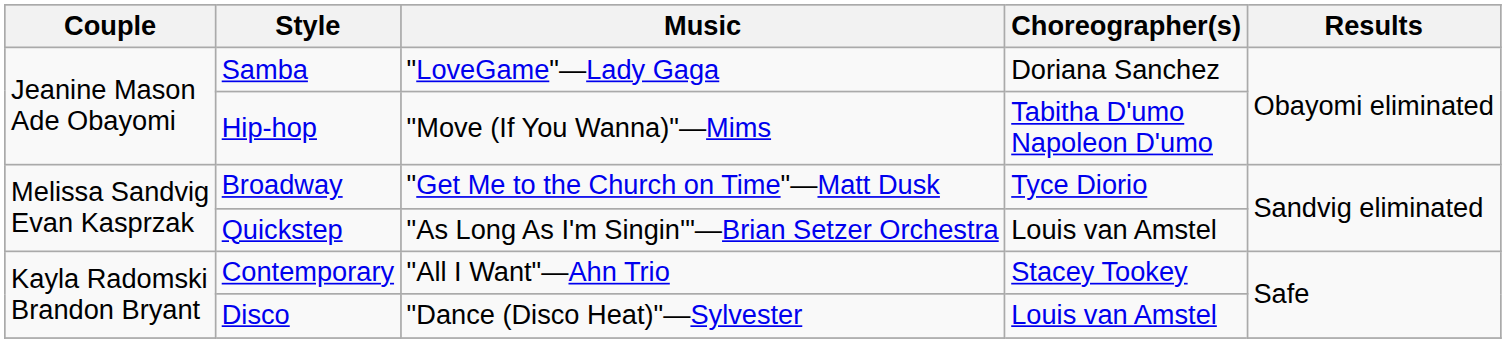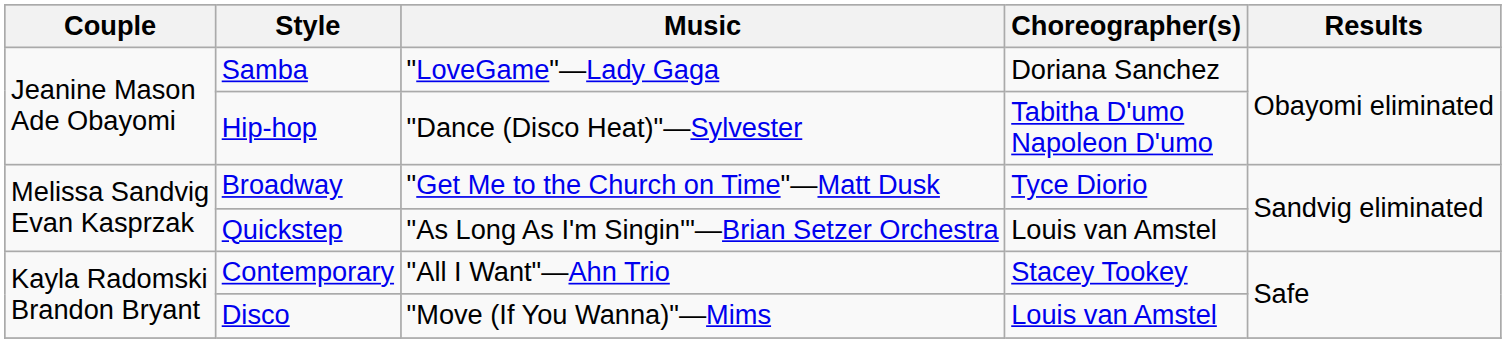(589, 127) "Move (If You Wanna)"—Mims -> (604, 127) "Dance (Disco Heat)"—Sylvester
(604, 315) "Dance (Disco Heat)"—Sylvester -> (589, 315) "Move (If You Wanna)"—Mims
